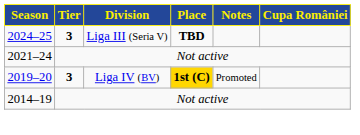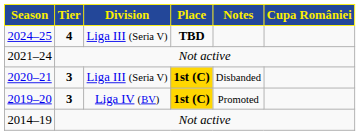(69, 36) 3 -> (69, 36) 4
+ row: (30, 78)
